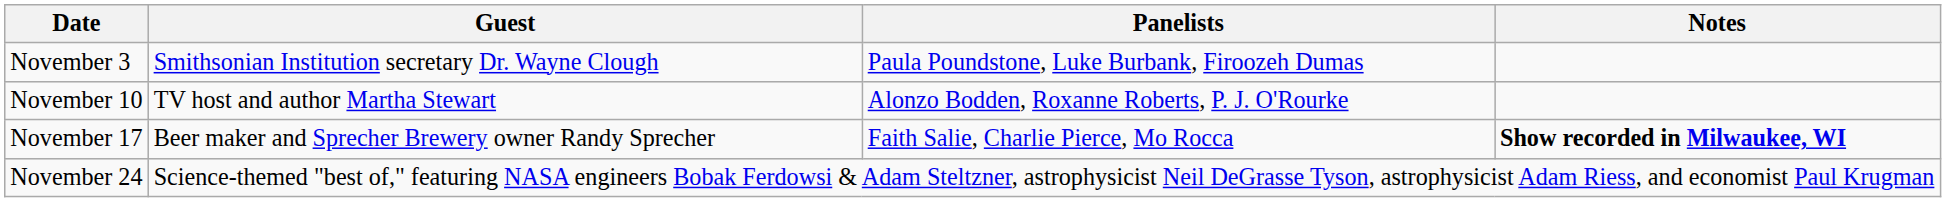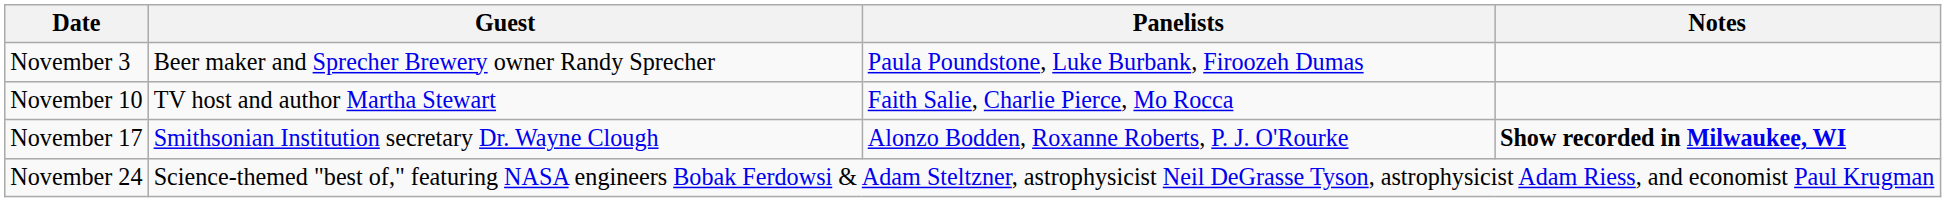(406, 61) Smithsonian Institution secretary Dr. Wayne Clough -> (434, 61) Beer maker and Sprecher Brewery owner Randy Sprecher
(1108, 100) Alonzo Bodden, Roxanne Roberts, P. J. O'Rourke -> (1051, 100) Faith Salie, Charlie Pierce, Mo Rocca
(434, 138) Beer maker and Sprecher Brewery owner Randy Sprecher -> (406, 138) Smithsonian Institution secretary Dr. Wayne Clough
(1051, 138) Faith Salie, Charlie Pierce, Mo Rocca -> (1108, 138) Alonzo Bodden, Roxanne Roberts, P. J. O'Rourke
